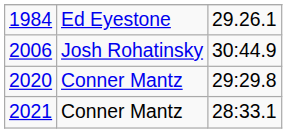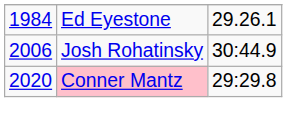(122, 81) no background -> (122, 81) pink background
- row: (31, 111)
